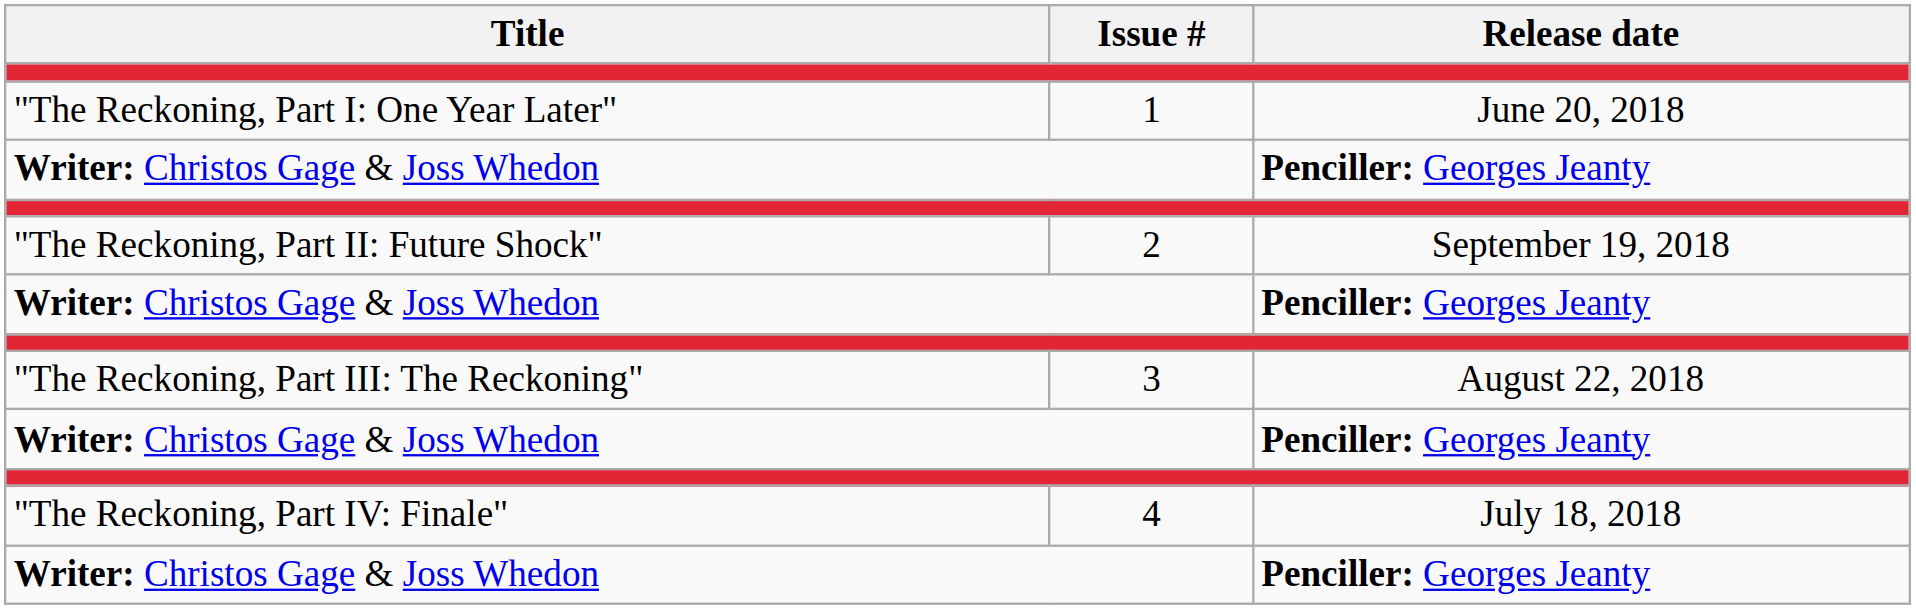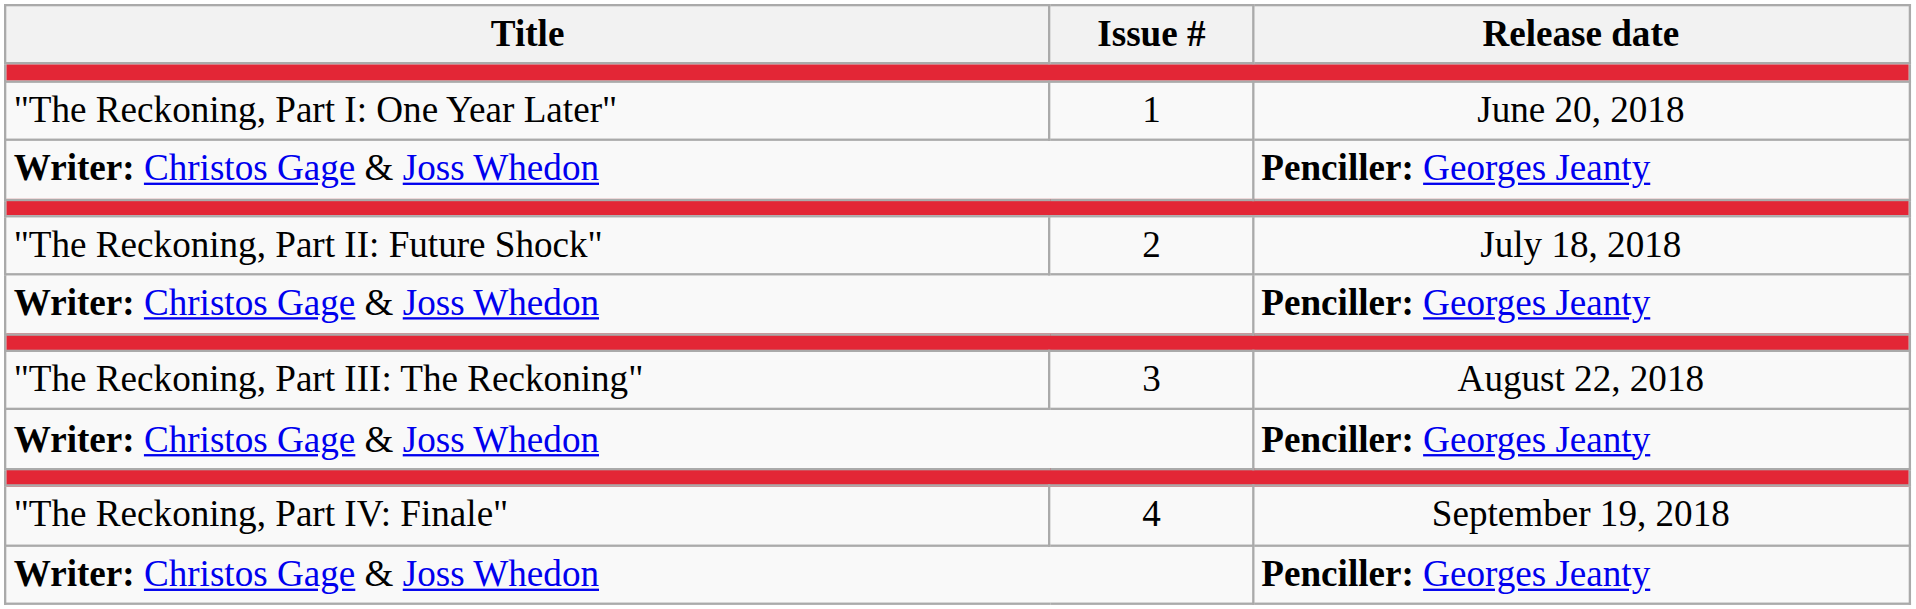(1581, 244) September 19, 2018 -> (1581, 244) July 18, 2018
(1581, 514) July 18, 2018 -> (1581, 514) September 19, 2018
